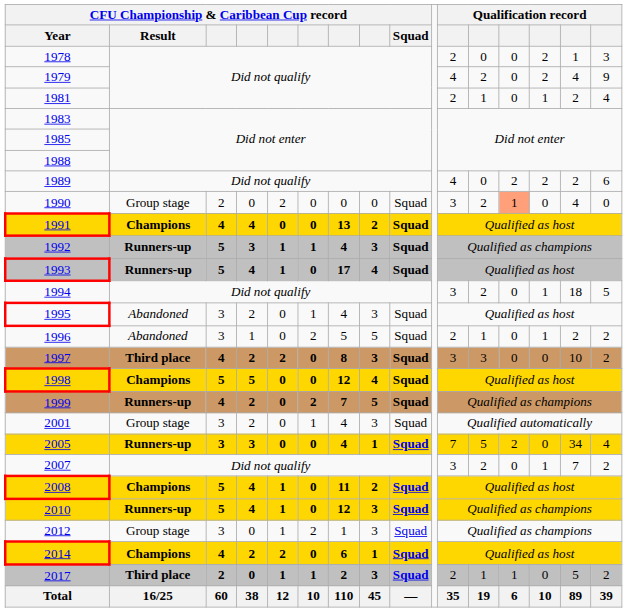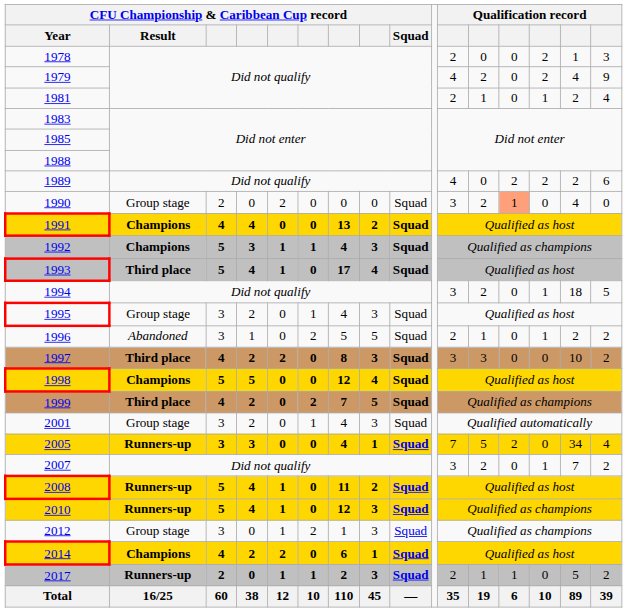(158, 247) Runners-up -> (158, 247) Champions
(158, 269) Runners-up -> (158, 269) Third place
(158, 314) Abandoned -> (158, 314) Group stage
(158, 402) Runners-up -> (158, 402) Third place
(158, 487) Champions -> (158, 487) Runners-up
(158, 575) Third place -> (158, 575) Runners-up
